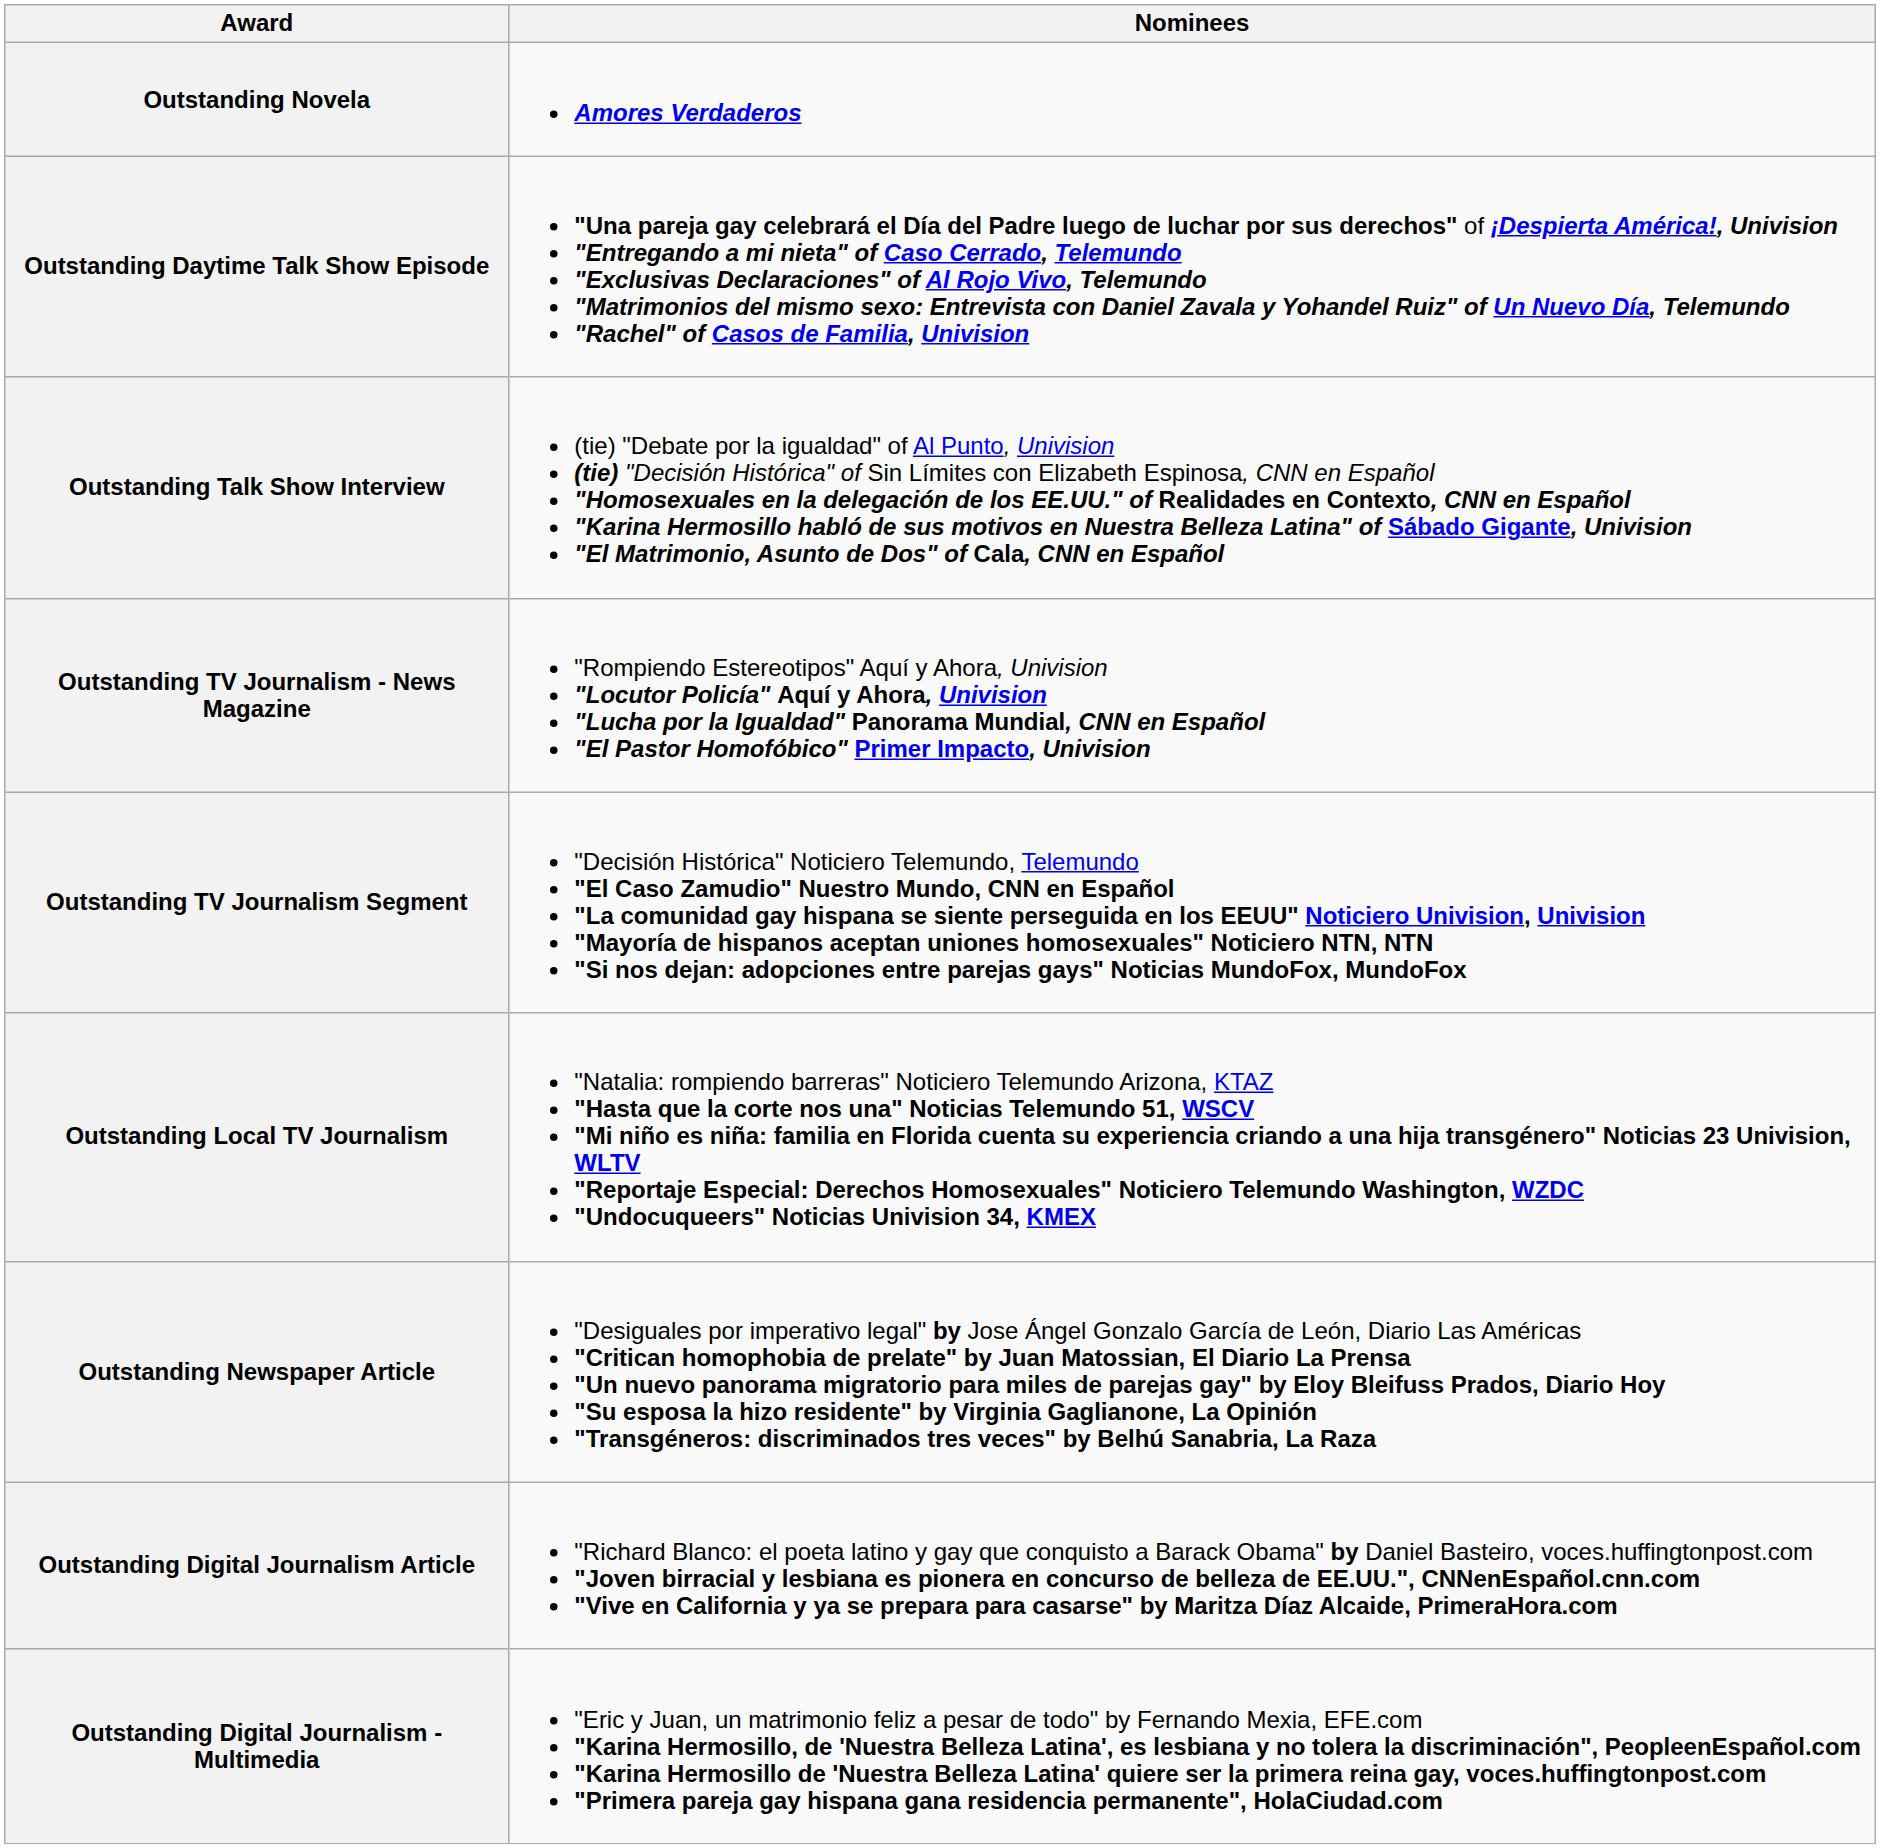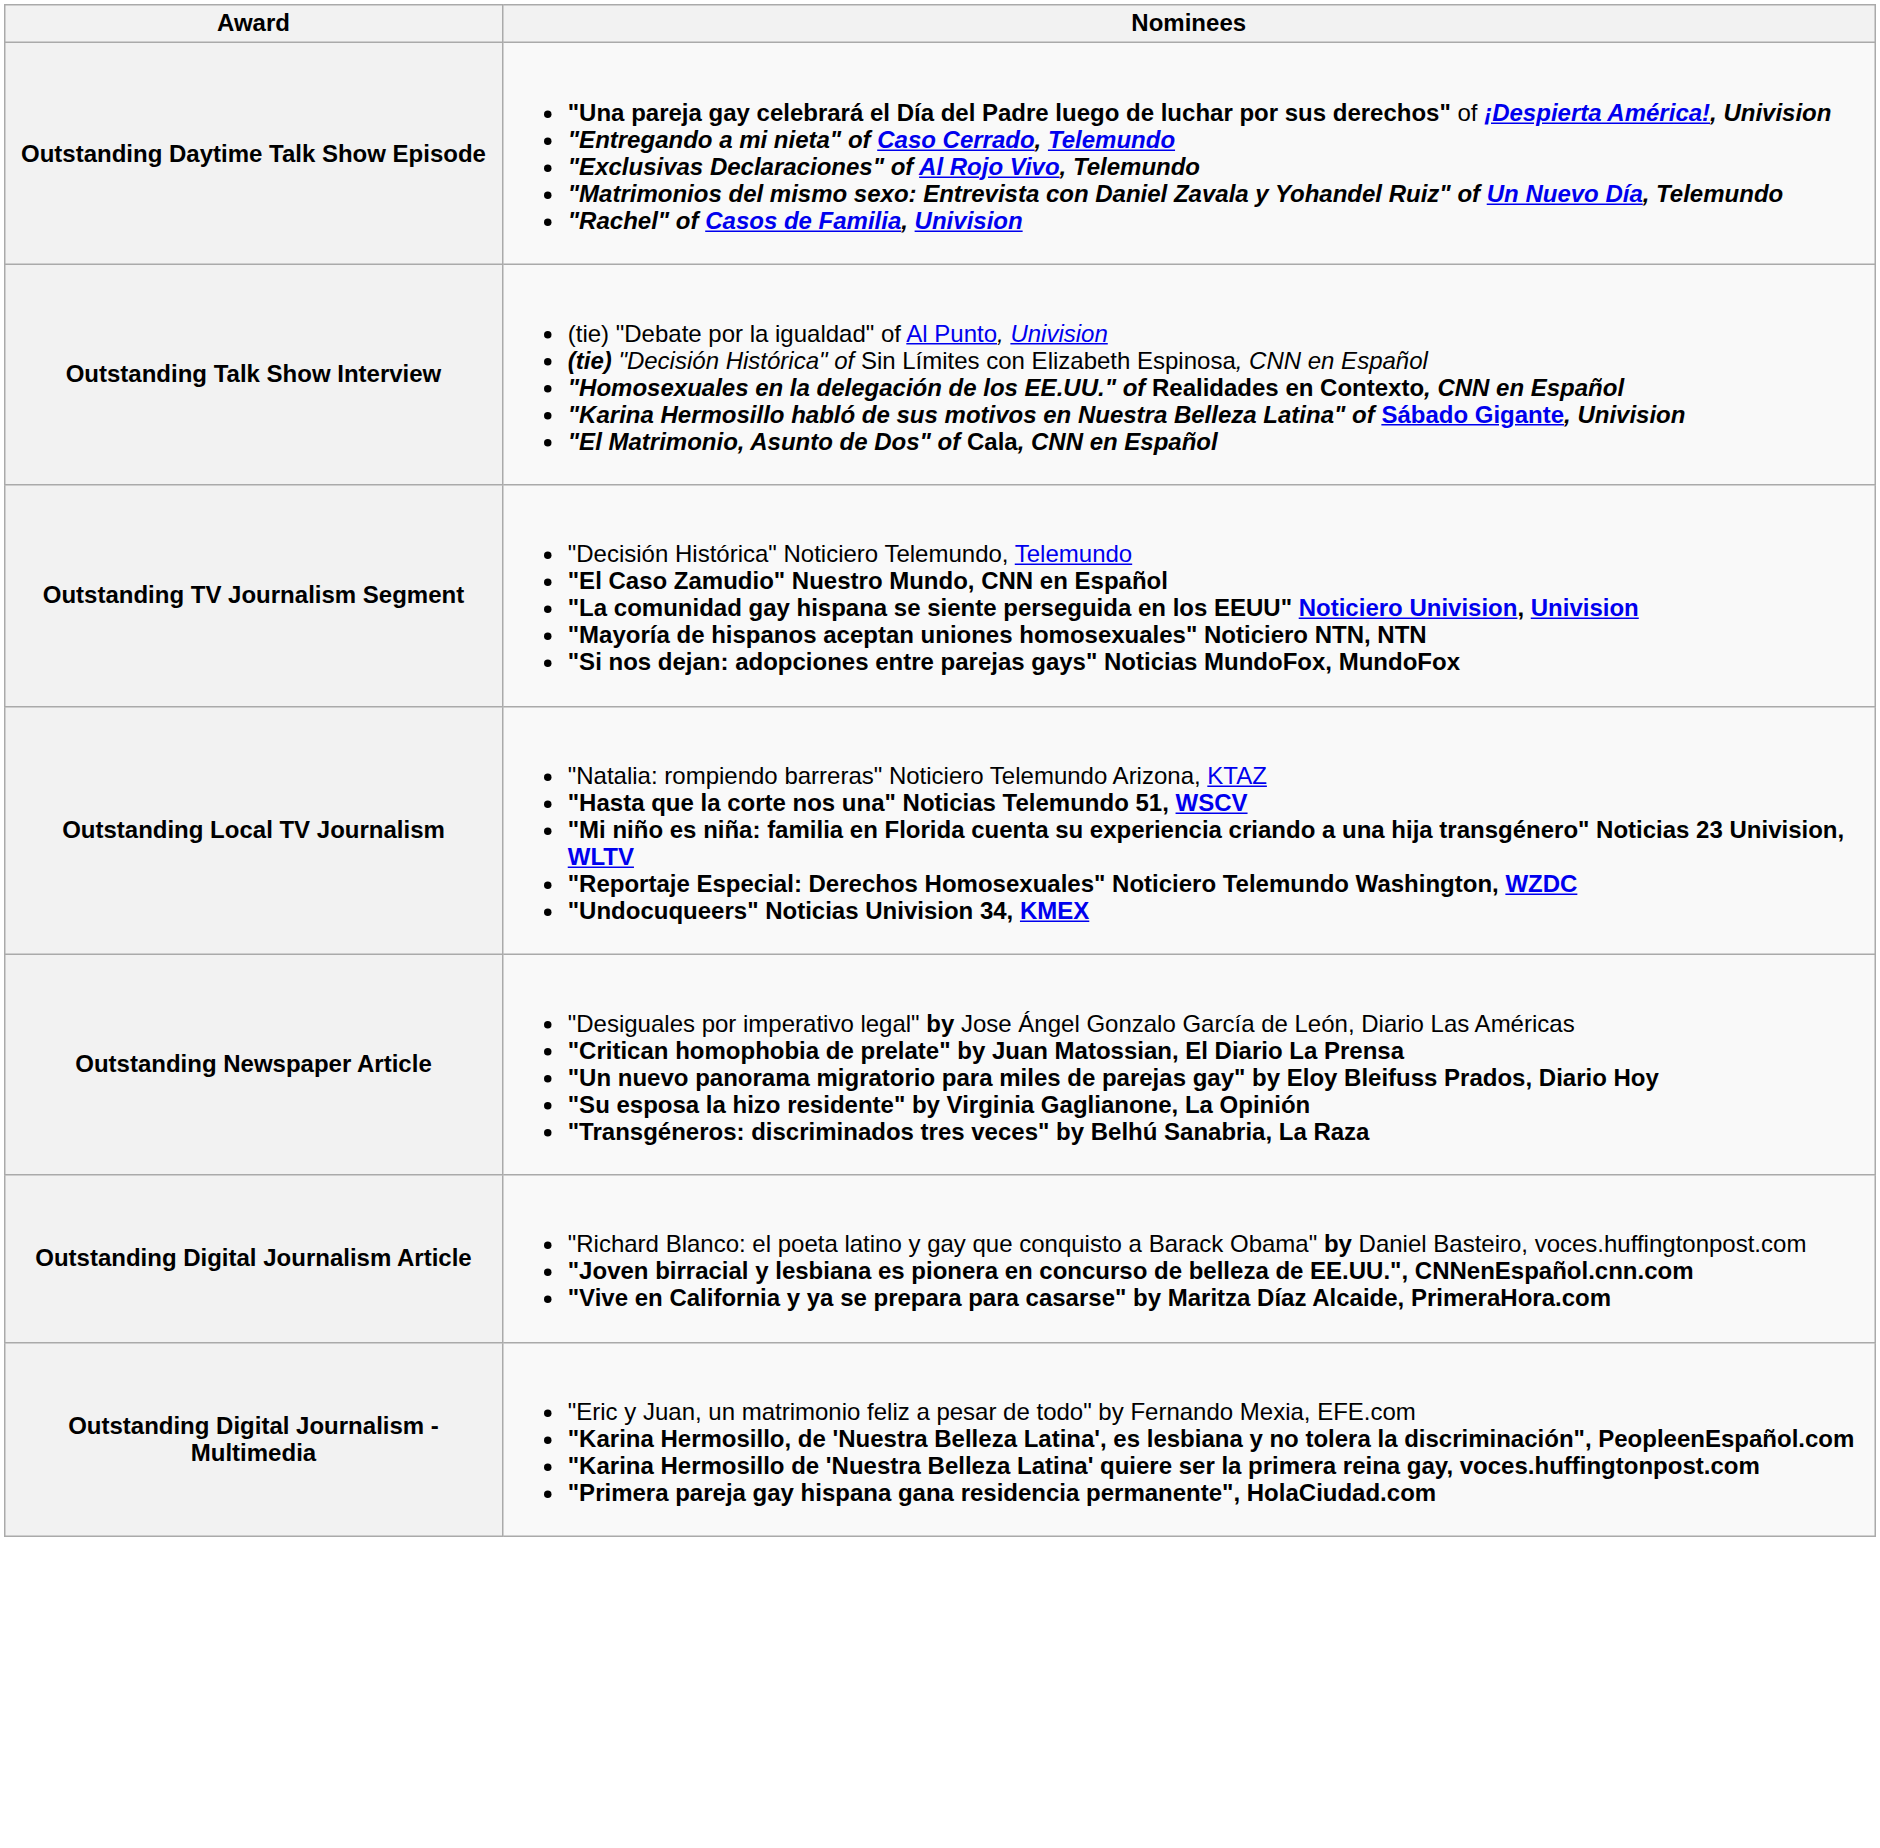- row: (257, 99)
- row: (257, 694)
